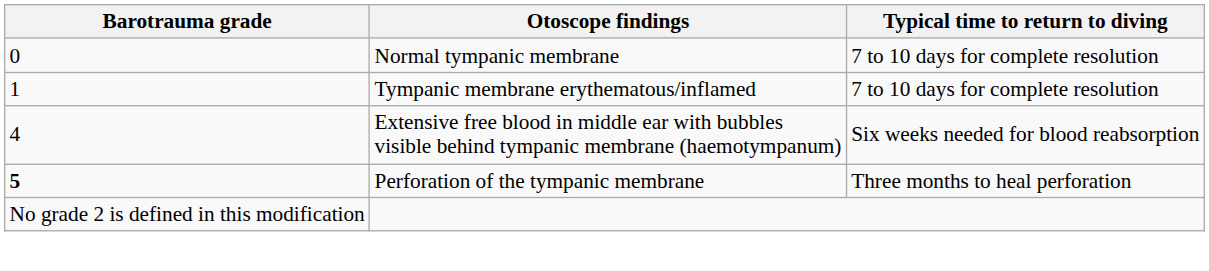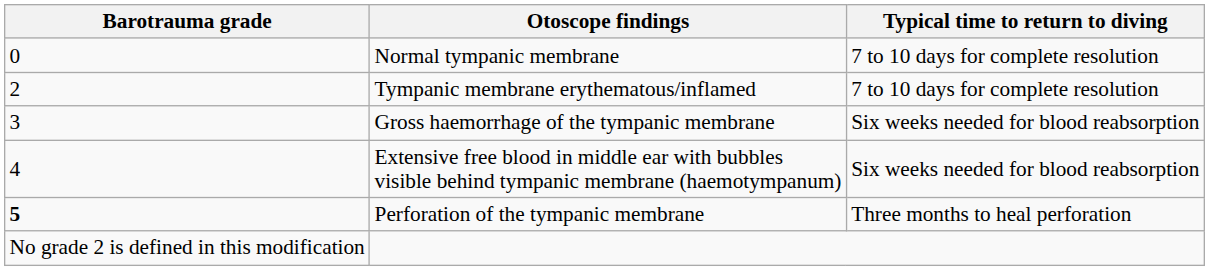(15, 88) 1 -> (15, 88) 2
+ row: (575, 122)
